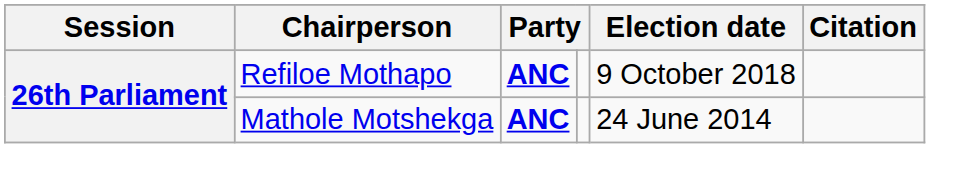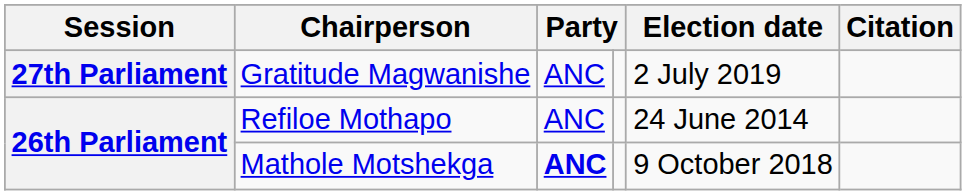+ row: (385, 73)
(538, 73) bold -> (574, 119) normal
(696, 73) 9 October 2018 -> (721, 119) 24 June 2014
(684, 119) 24 June 2014 -> (733, 165) 9 October 2018
